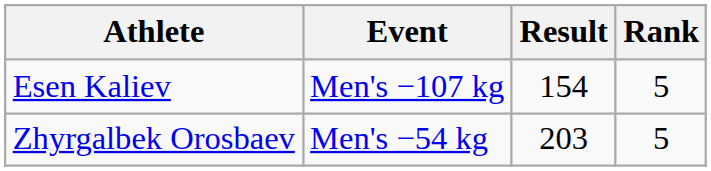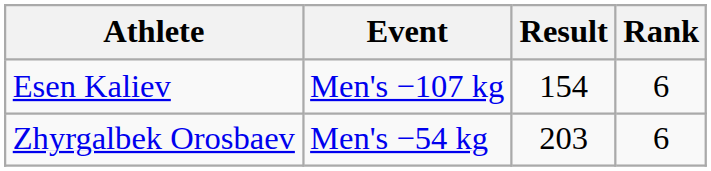(661, 85) 5 -> (661, 85) 6
(661, 139) 5 -> (661, 139) 6
